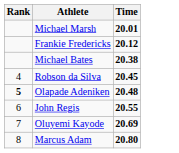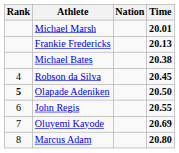+ column: (130, 12)
(127, 44) 20.12 -> (160, 44) 20.13
(127, 92) 20.48 -> (160, 92) 20.50
